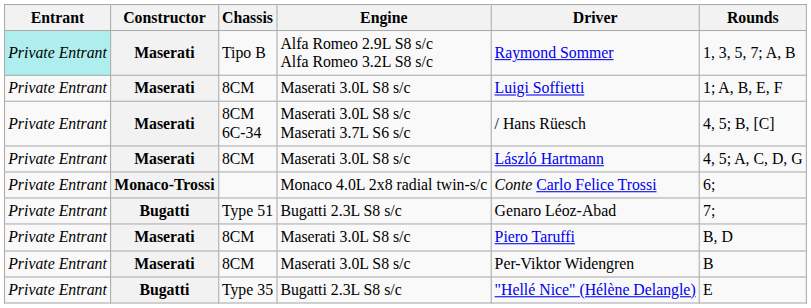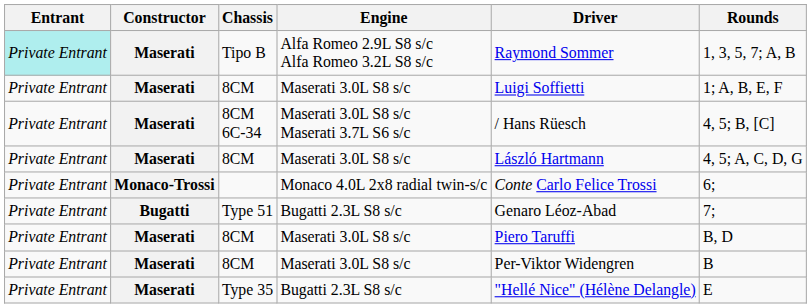(164, 289) Bugatti -> (164, 289) Maserati
